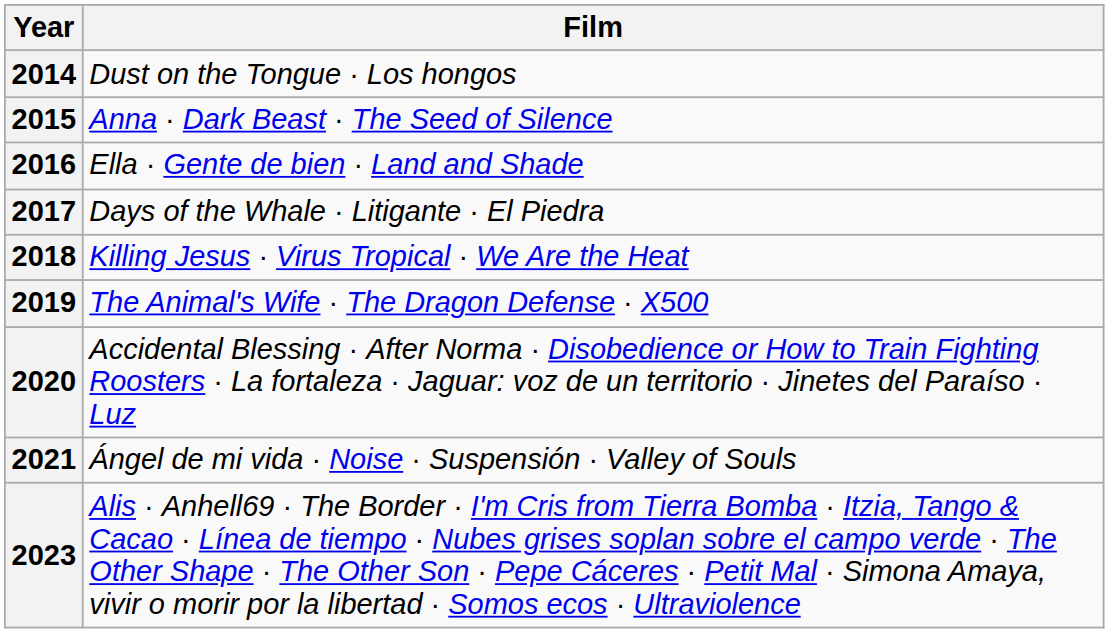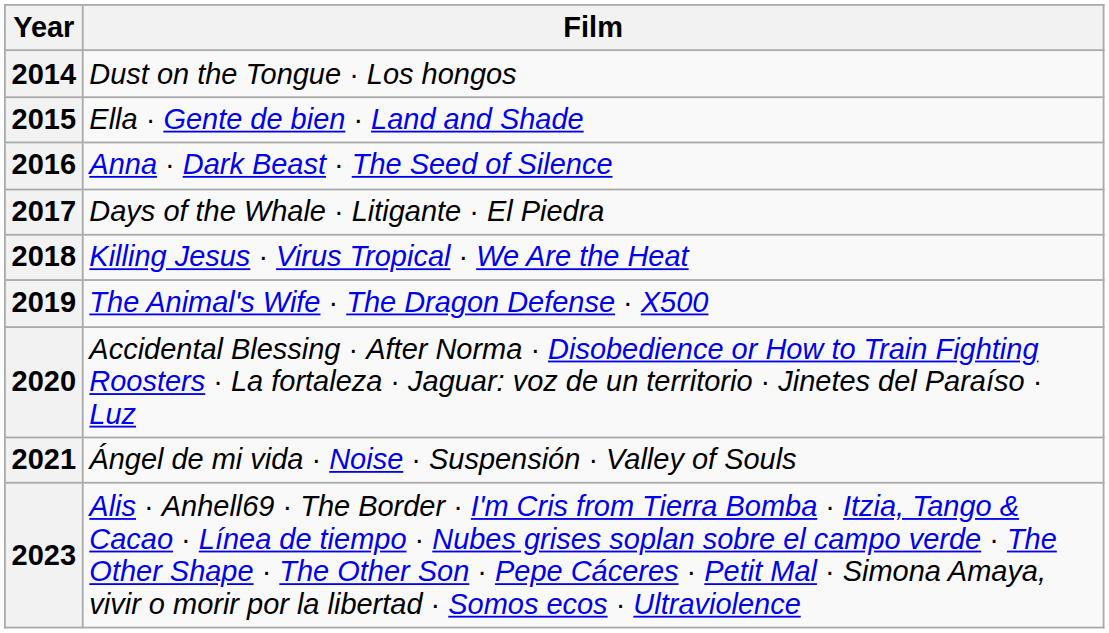(351, 119) Anna · Dark Beast · The Seed of Silence -> (337, 119) Ella · Gente de bien · Land and Shade
(337, 165) Ella · Gente de bien · Land and Shade -> (351, 165) Anna · Dark Beast · The Seed of Silence
